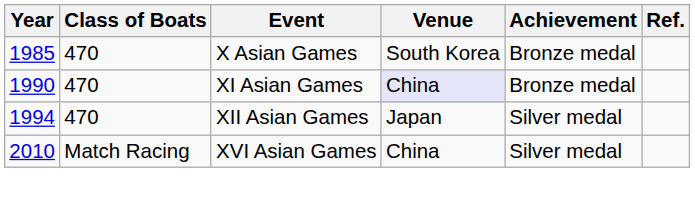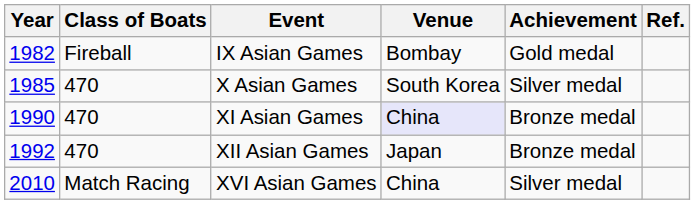+ row: (289, 53)
(572, 53) Bronze medal -> (566, 85) Silver medal
(32, 118) 1994 -> (32, 150) 1992
(566, 118) Silver medal -> (572, 150) Bronze medal
